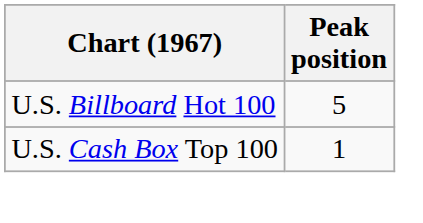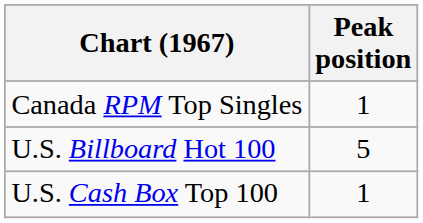+ row: (157, 103)
